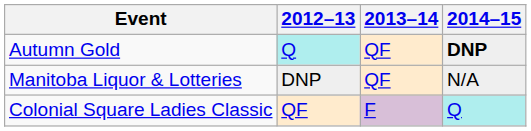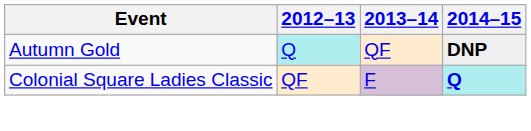- row: (125, 79)
(455, 110) normal -> (455, 79) bold
